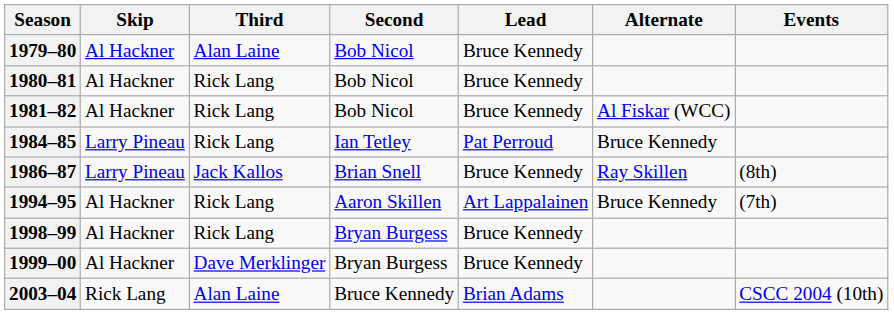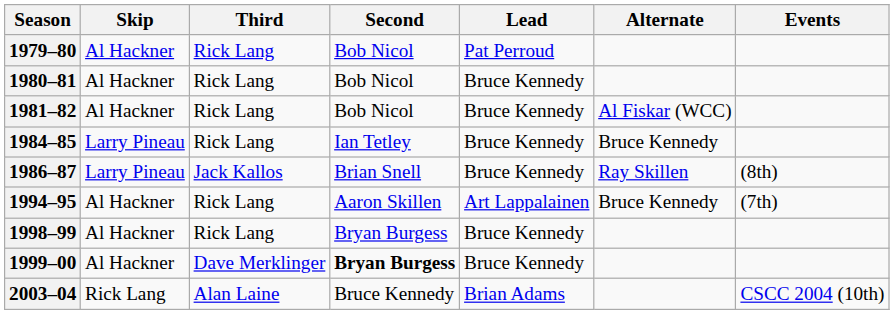(237, 50) Alan Laine -> (234, 50) Rick Lang
(523, 50) Bruce Kennedy -> (509, 50) Pat Perroud
(508, 141) Pat Perroud -> (524, 141) Bruce Kennedy
(391, 263) normal -> (395, 263) bold
